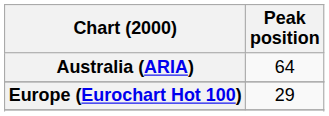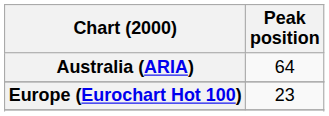(285, 95) 29 -> (285, 95) 23
